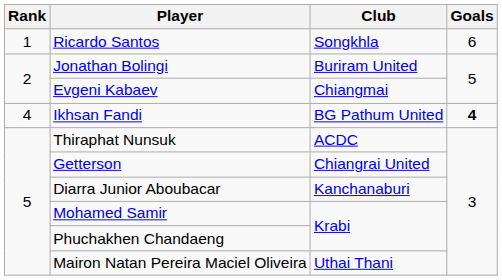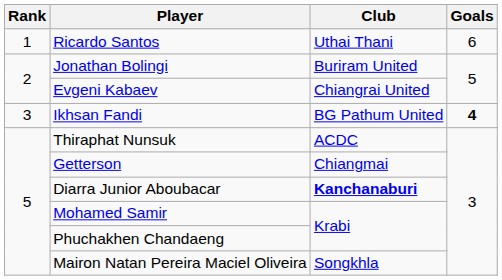(346, 41) Songkhla -> (353, 41) Uthai Thani
(351, 90) Chiangmai -> (372, 90) Chiangrai United
(27, 115) 4 -> (27, 115) 3
(372, 164) Chiangrai United -> (351, 164) Chiangmai
(362, 189) normal -> (366, 189) bold
(353, 262) Uthai Thani -> (346, 262) Songkhla
